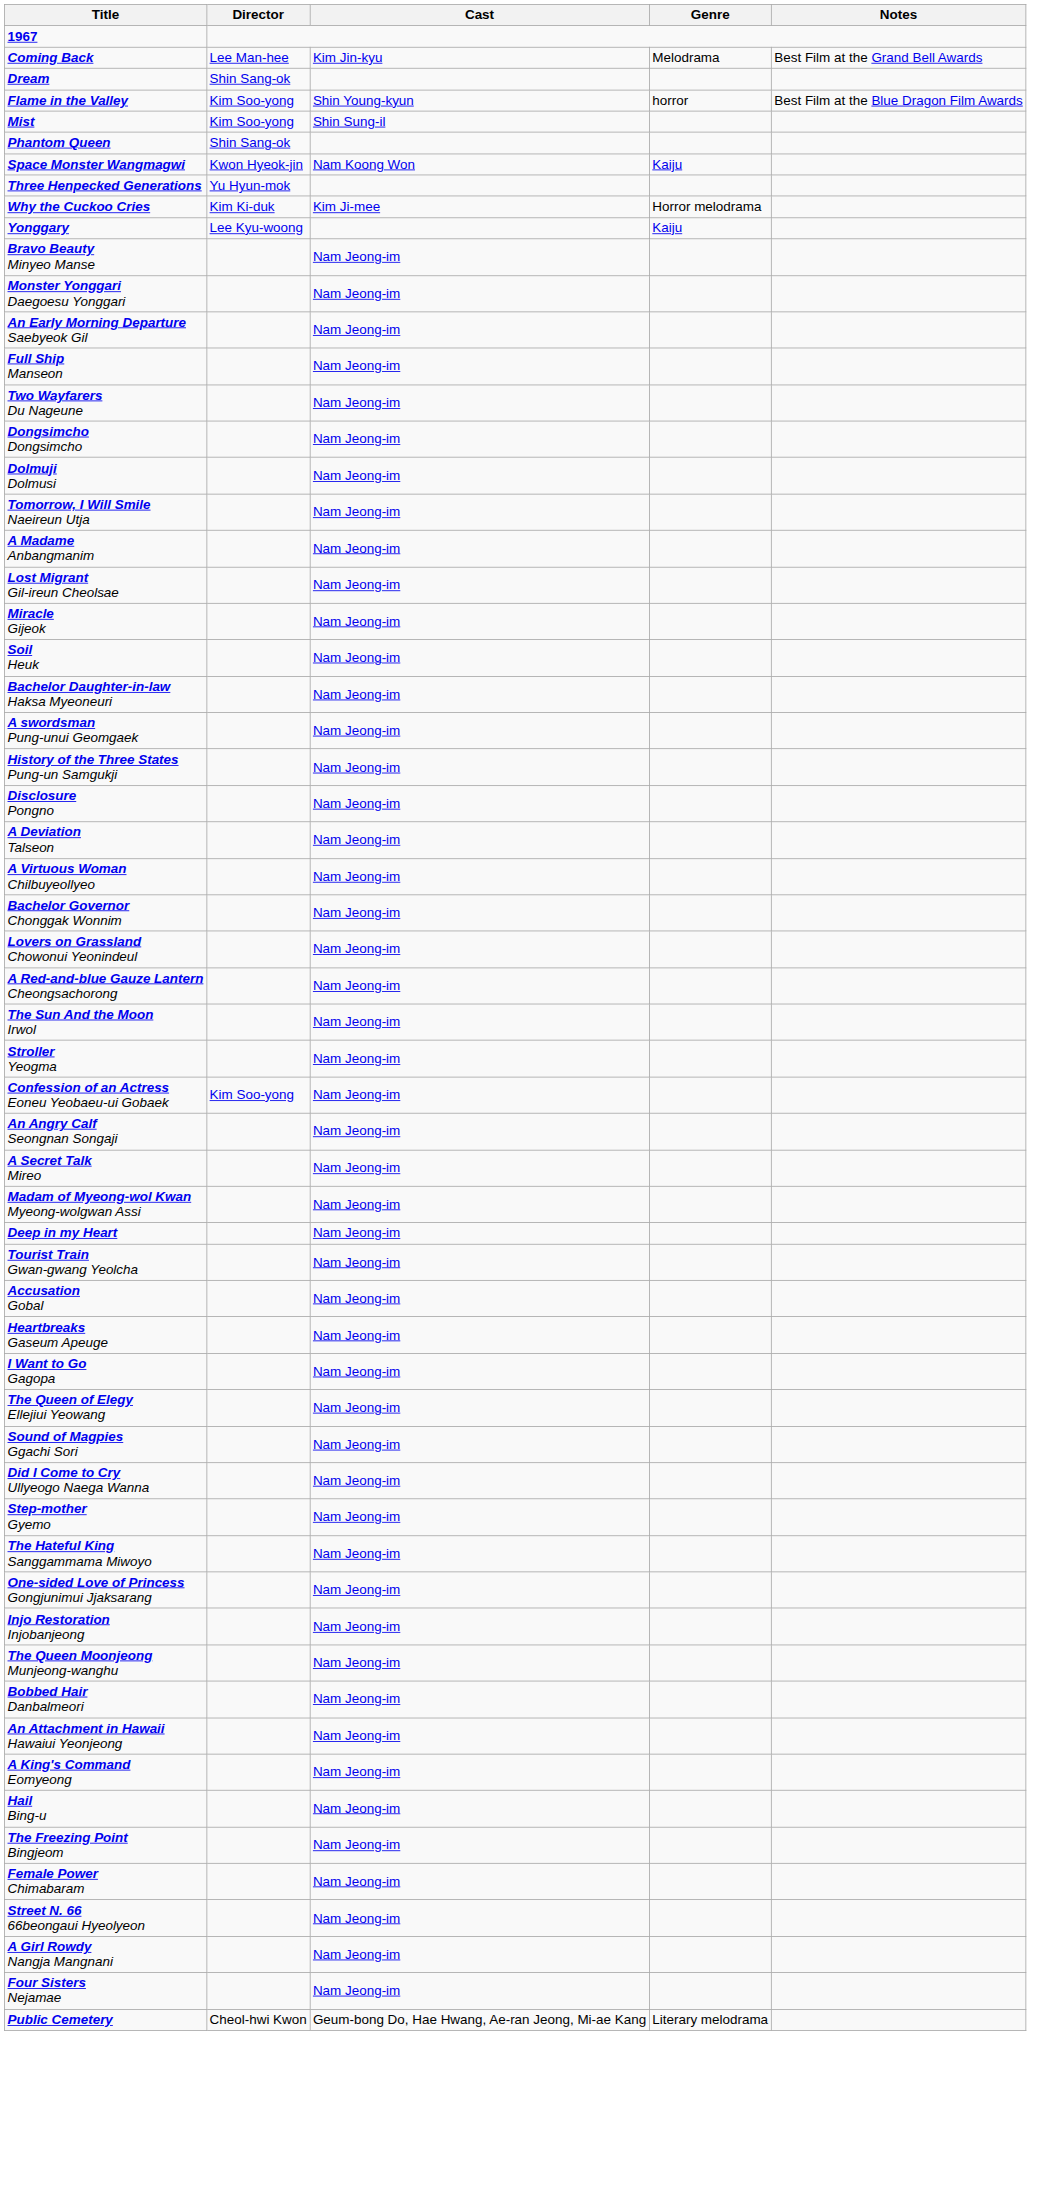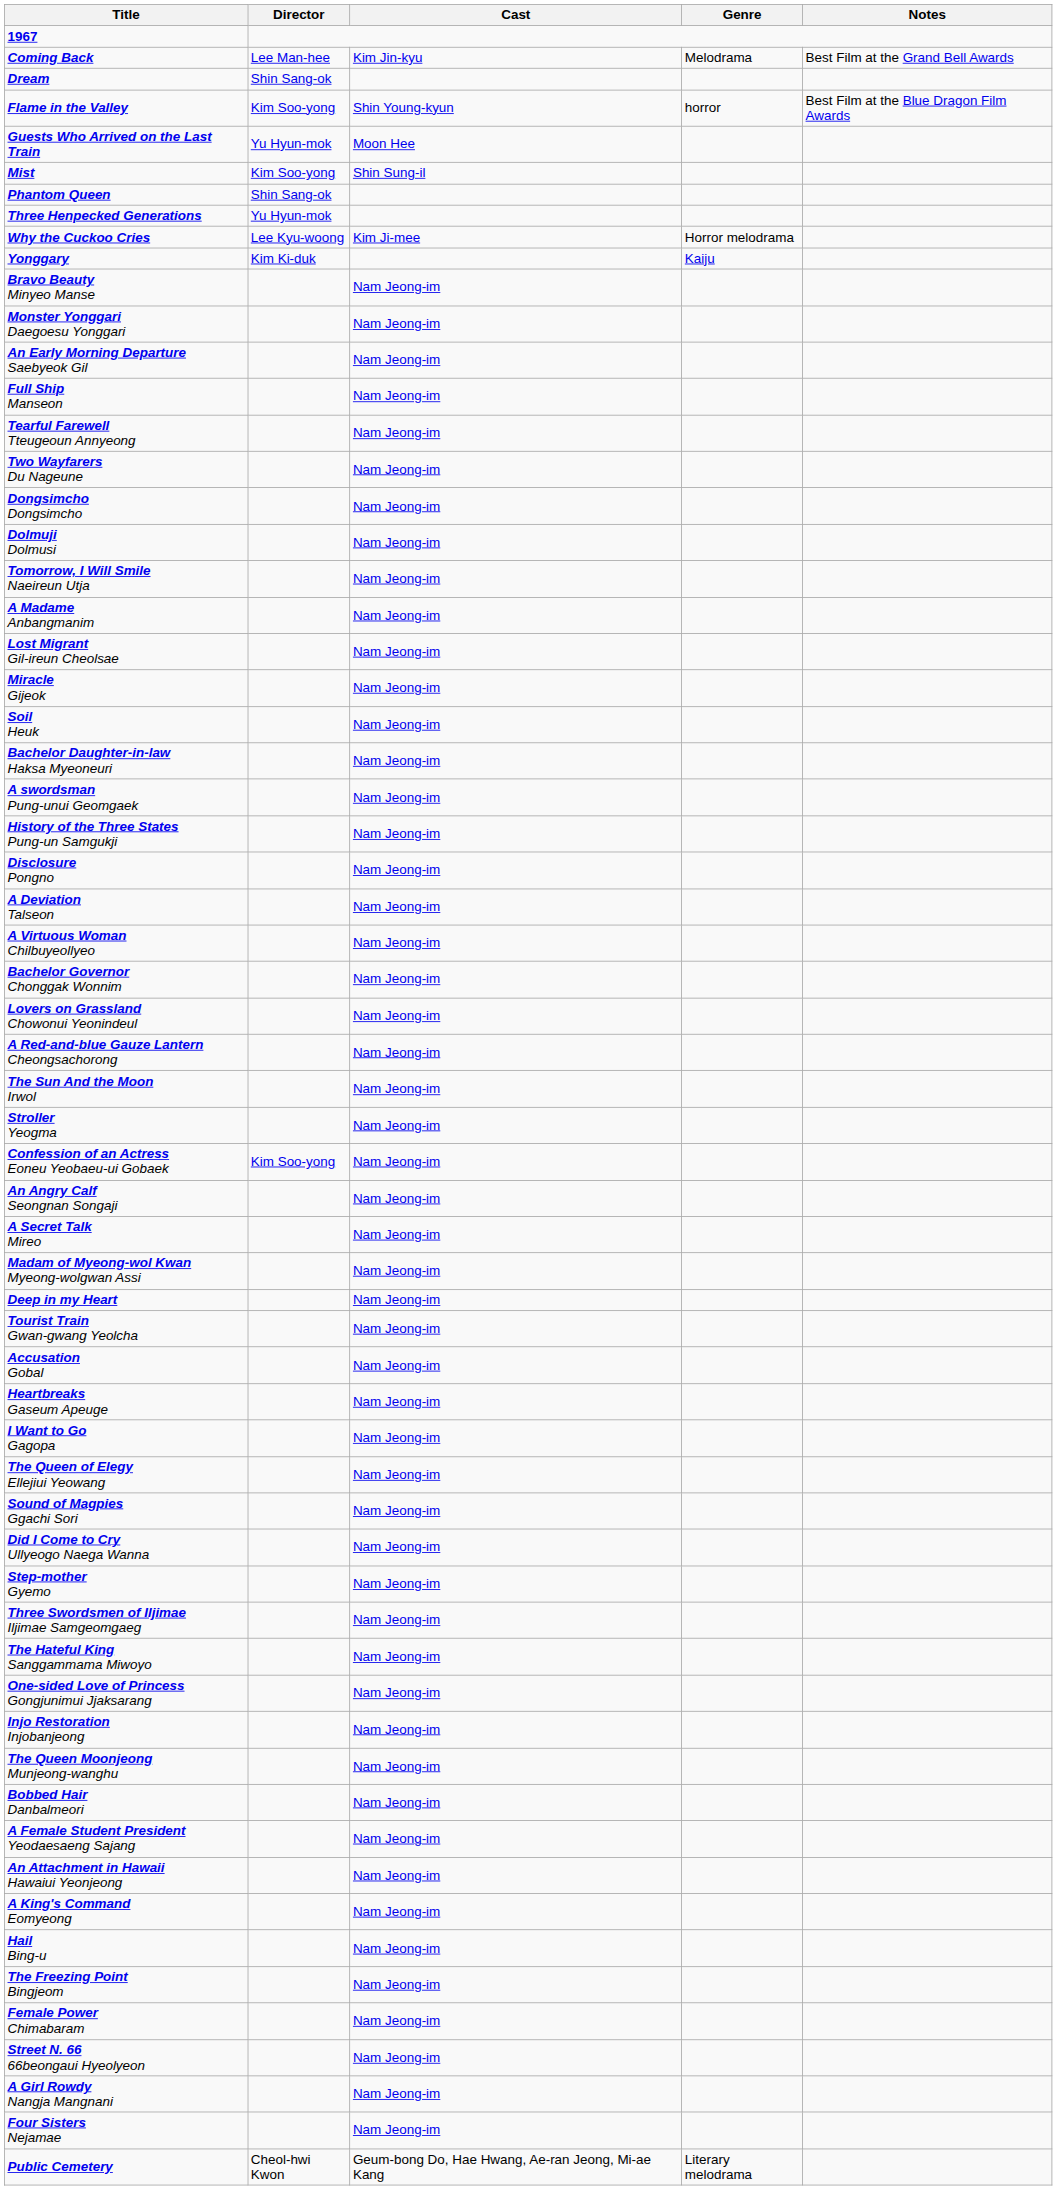+ row: (110, 144)
- row: (96, 164)
(242, 206) Kim Ki-duk -> (297, 237) Lee Kyu-woong
(256, 228) Lee Kyu-woong -> (283, 258) Kim Ki-duk
+ row: (72, 433)
+ row: (97, 1620)
+ row: (97, 1839)
